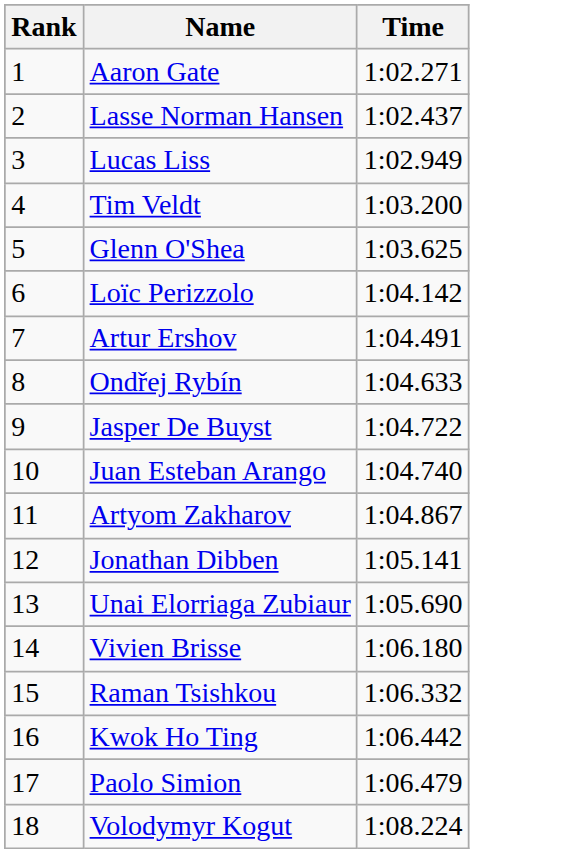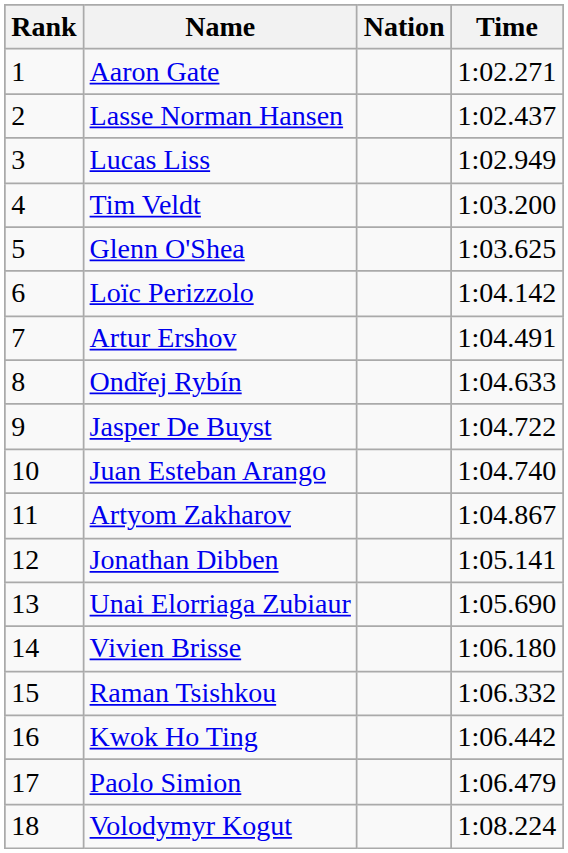+ column: (404, 26)
